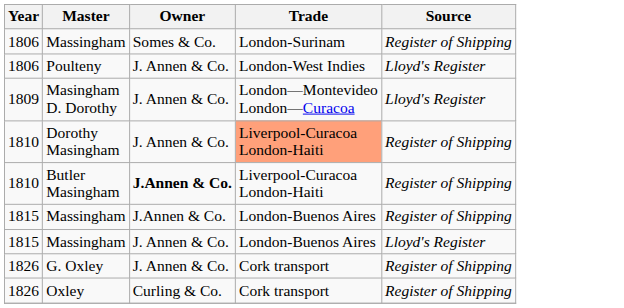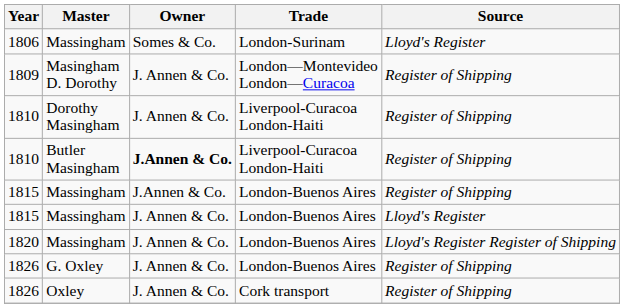(448, 41) Register of Shipping -> (435, 41) Lloyd's Register
- row: (24, 66)
(435, 99) Lloyd's Register -> (448, 74) Register of Shipping
(298, 141) lightsalmon background -> (298, 116) no background
+ row: (24, 241)
(284, 266) Cork transport -> (307, 266) London-Buenos Aires
(177, 290) Curling & Co. -> (181, 290) J. Annen & Co.
